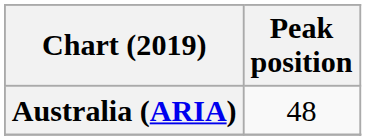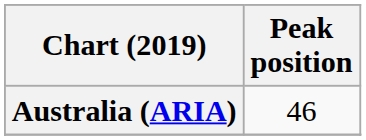(301, 109) 48 -> (301, 109) 46
